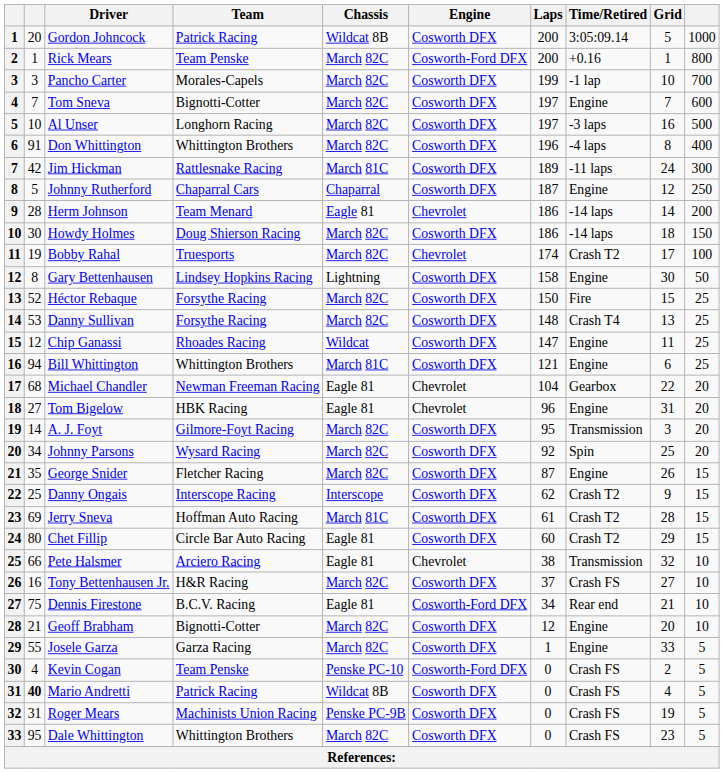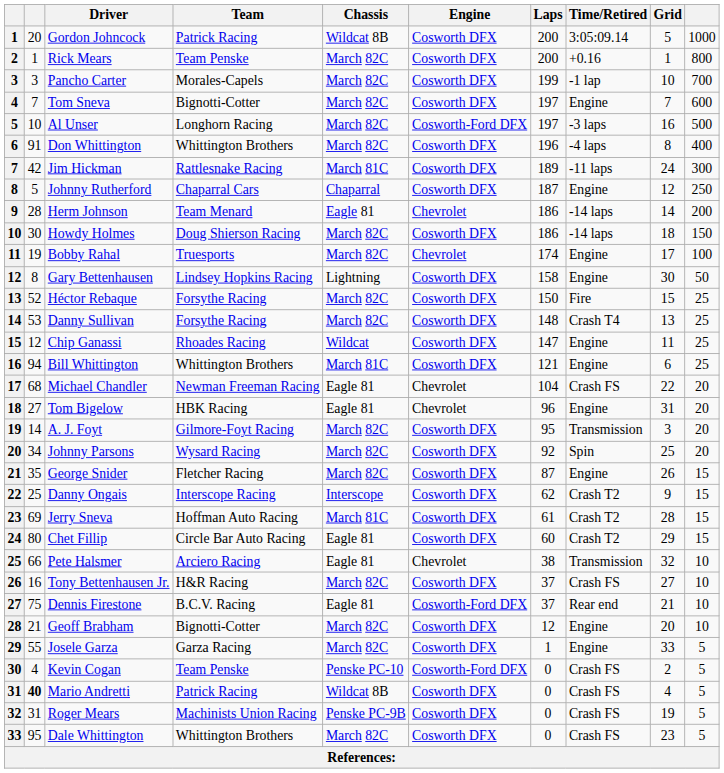(470, 59) Cosworth-Ford DFX -> (454, 59) Cosworth DFX
(454, 124) Cosworth DFX -> (470, 124) Cosworth-Ford DFX
(594, 255) Crash T2 -> (588, 255) Engine
(593, 386) Gearbox -> (594, 386) Crash FS
(548, 604) 34 -> (548, 604) 37
